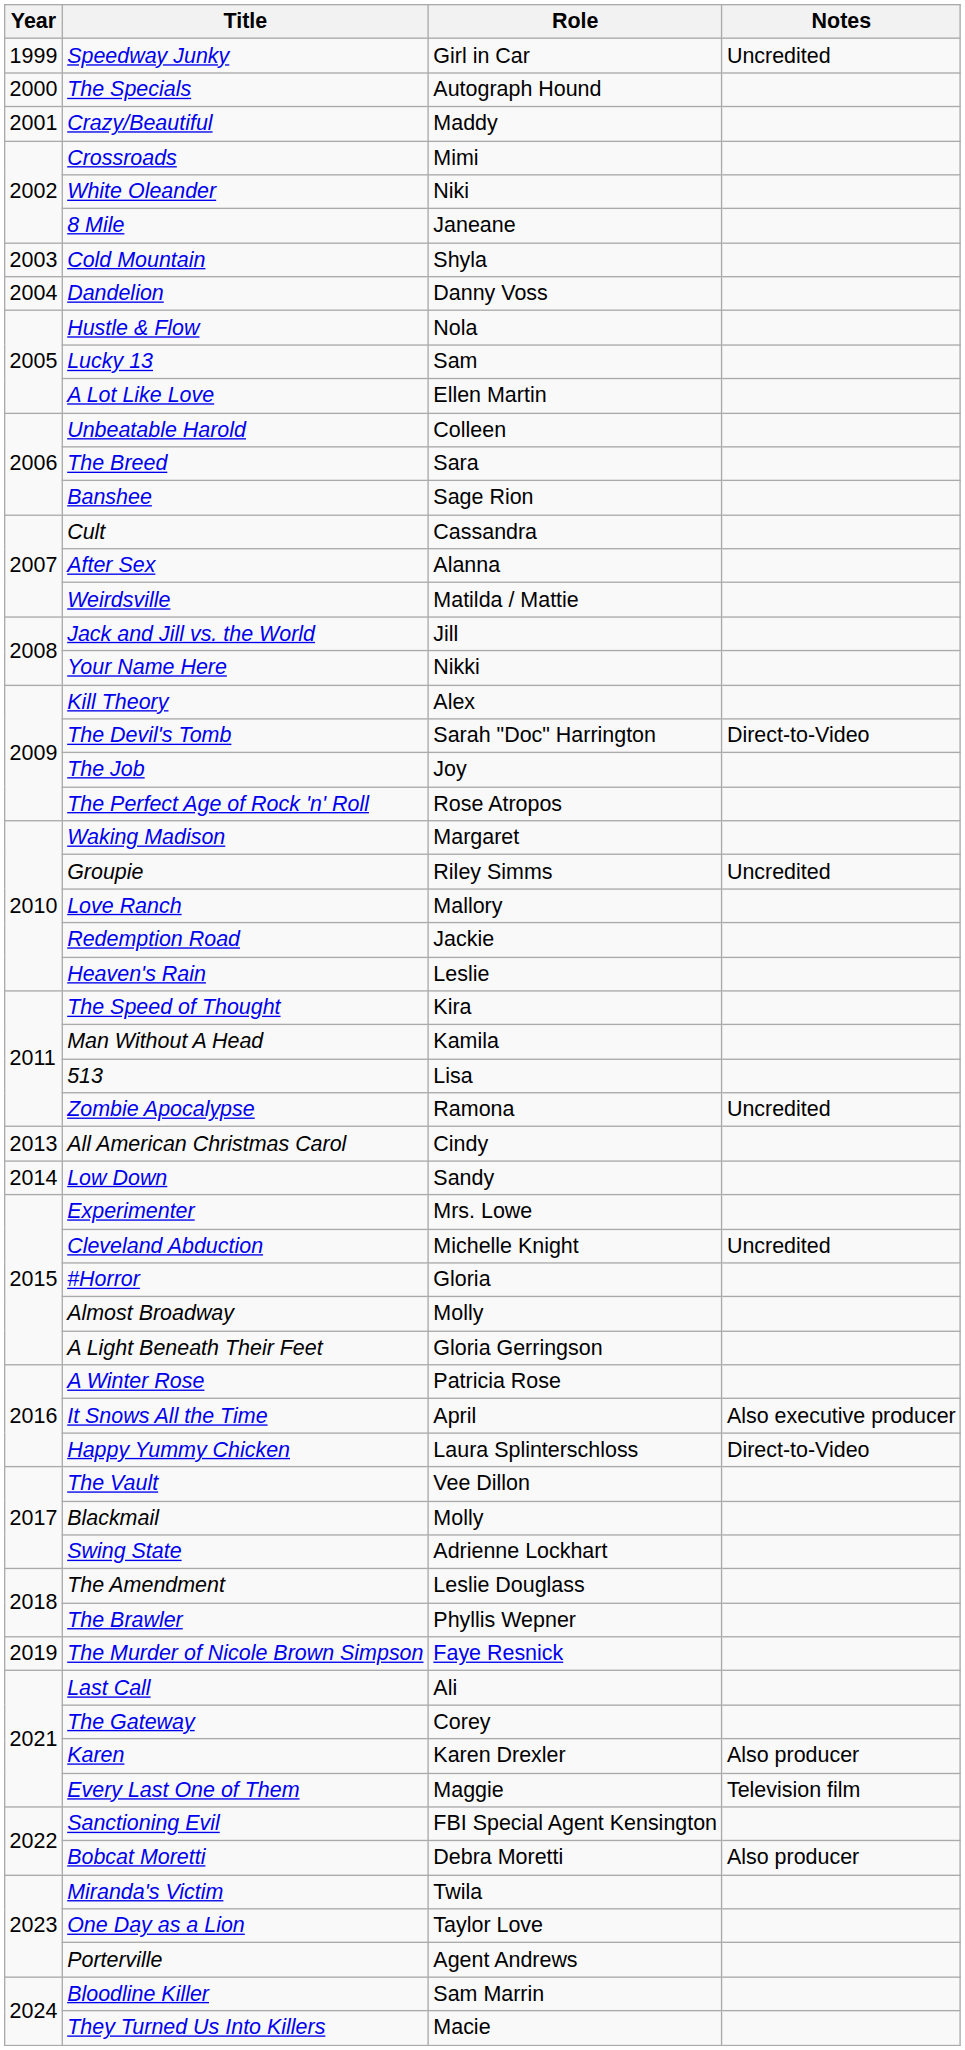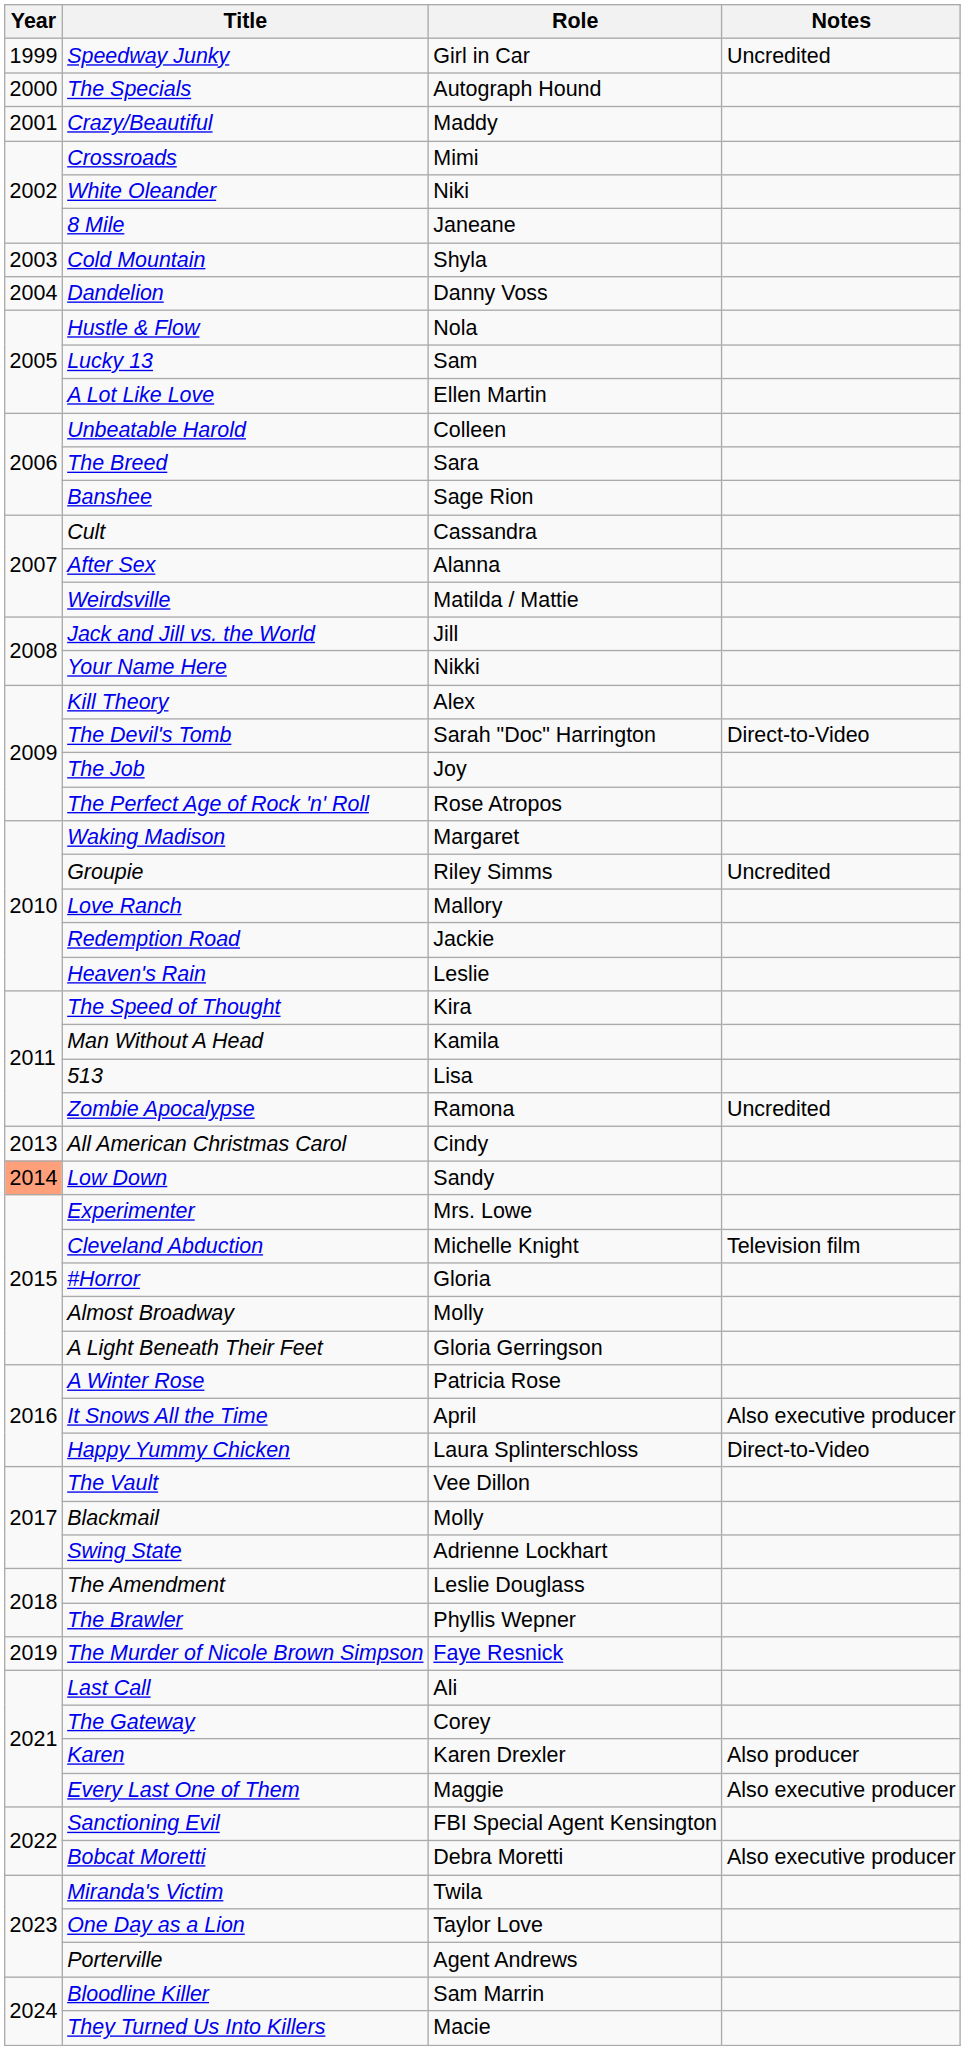(33, 1177) no background -> (33, 1177) lightsalmon background
(779, 1245) Uncredited -> (794, 1245) Television film
(794, 1789) Television film -> (841, 1789) Also executive producer
(793, 1857) Also producer -> (841, 1857) Also executive producer
